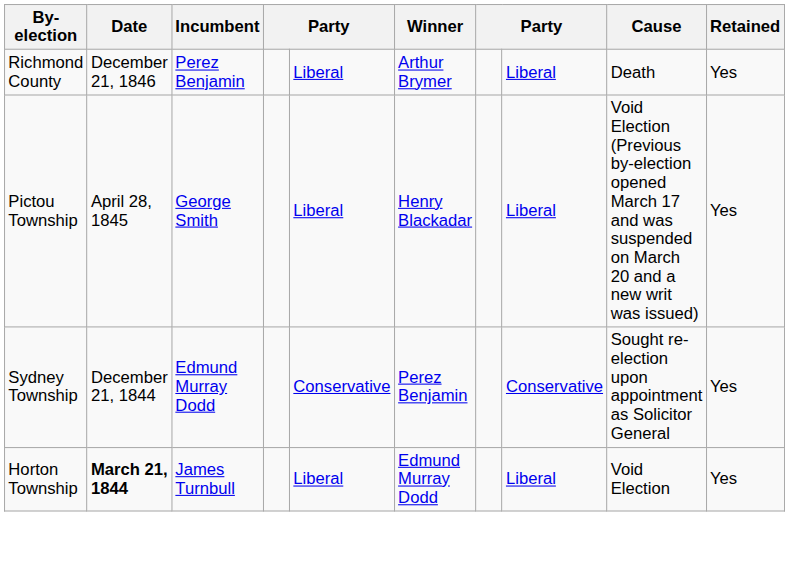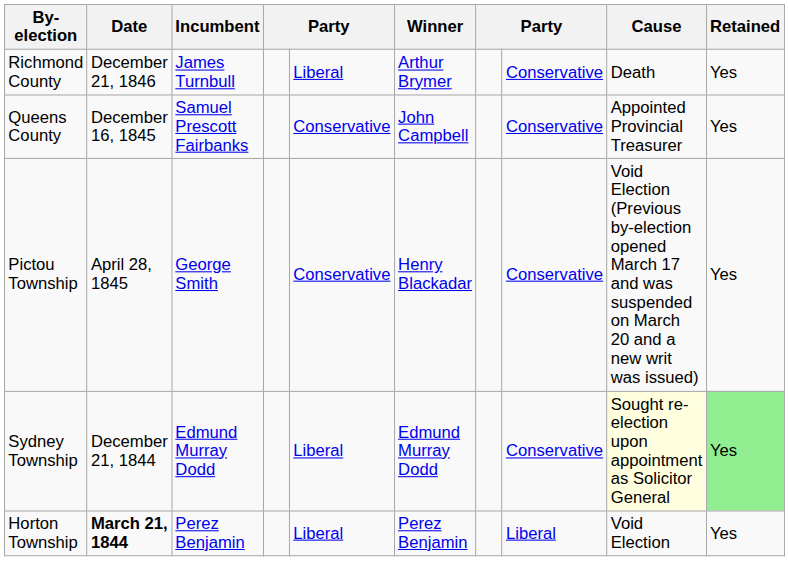(210, 72) Perez Benjamin -> (205, 72) James Turnbull
(531, 72) Liberal -> (555, 72) Conservative
+ row: (37, 126)
(318, 210) Liberal -> (342, 274) Conservative
(531, 210) Liberal -> (555, 274) Conservative
(342, 387) Conservative -> (318, 450) Liberal
(433, 387) Perez Benjamin -> (429, 450) Edmund Murray Dodd
(657, 387) no background -> (657, 450) lightyellow background
(724, 387) no background -> (724, 450) lightgreen background
(205, 478) James Turnbull -> (210, 533) Perez Benjamin
(429, 478) Edmund Murray Dodd -> (433, 533) Perez Benjamin
